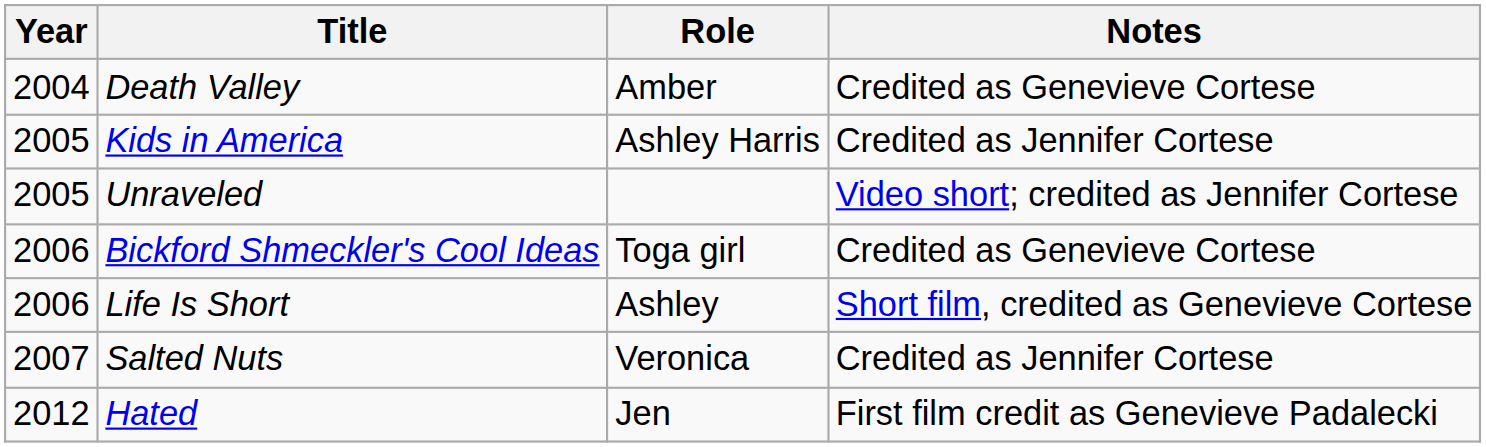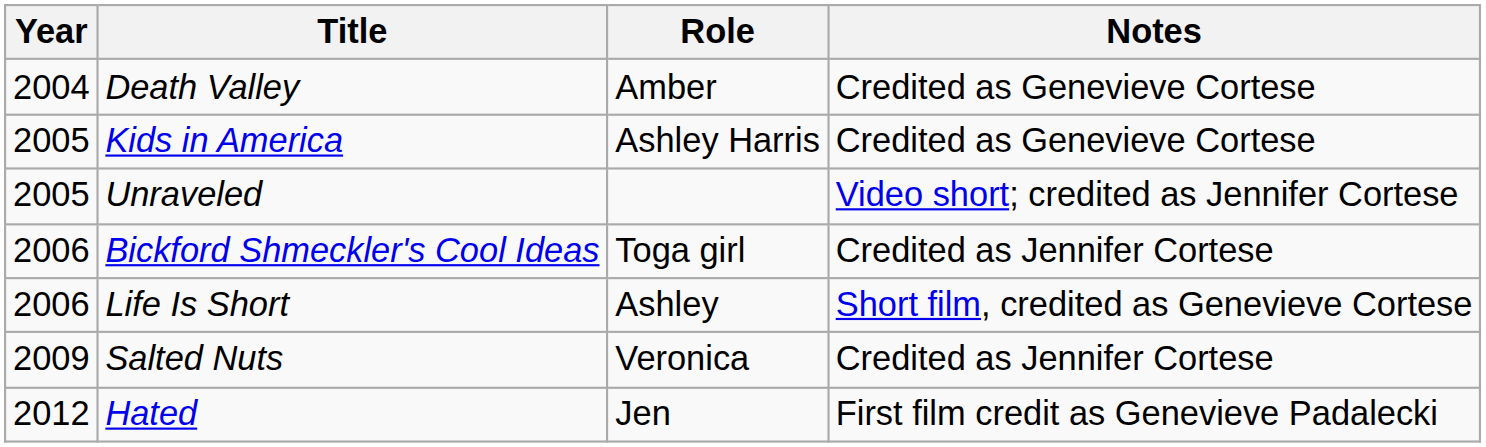(1055, 140) Credited as Jennifer Cortese -> (1076, 140) Credited as Genevieve Cortese
(1076, 250) Credited as Genevieve Cortese -> (1055, 250) Credited as Jennifer Cortese
(51, 359) 2007 -> (51, 359) 2009
